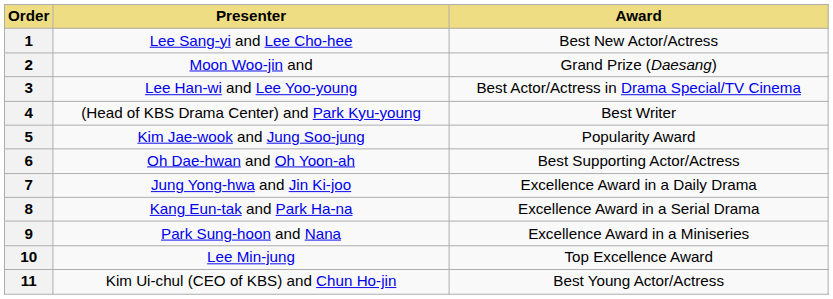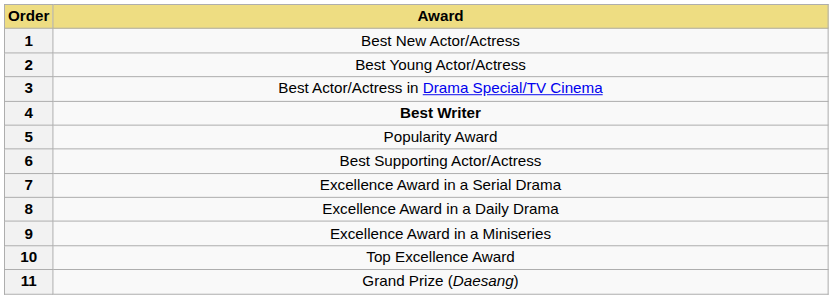- column: (251, 16)
(639, 64) Grand Prize (Daesang) -> (441, 64) Best Young Actor/Actress
(639, 112) normal -> (440, 112) bold
(639, 185) Excellence Award in a Daily Drama -> (441, 185) Excellence Award in a Serial Drama
(639, 209) Excellence Award in a Serial Drama -> (441, 209) Excellence Award in a Daily Drama
(639, 281) Best Young Actor/Actress -> (441, 281) Grand Prize (Daesang)
